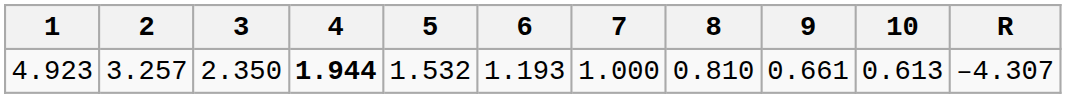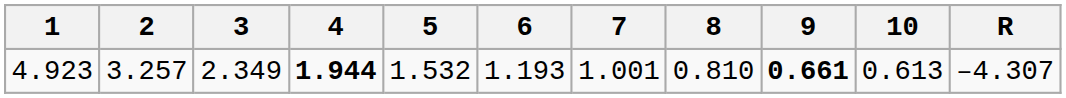(241, 71) 2.350 -> (241, 71) 2.349
(619, 71) 1.000 -> (619, 71) 1.001
(808, 71) normal -> (808, 71) bold
